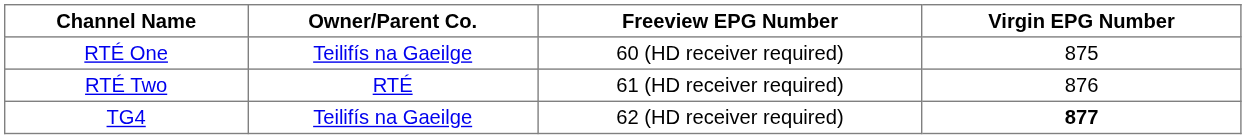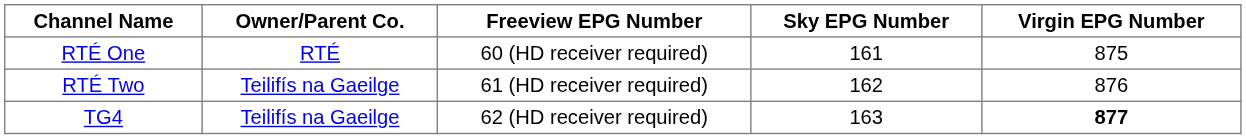+ column: (866, 21)
(393, 53) Teilifís na Gaeilge -> (320, 53) RTÉ
(393, 85) RTÉ -> (320, 85) Teilifís na Gaeilge
